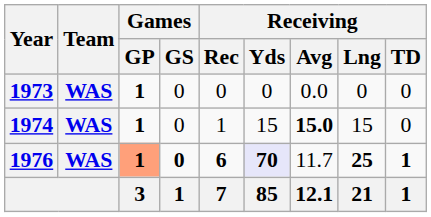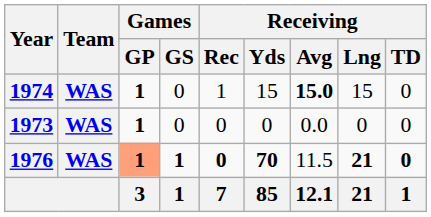rows swapped: (31, 90) <-> (31, 125)
(179, 159) 0 -> (179, 159) 1
(221, 159) 6 -> (221, 159) 0
(267, 159) lavender background -> (267, 159) no background
(314, 159) 11.7 -> (314, 159) 11.5
(362, 159) 25 -> (362, 159) 21
(406, 159) 1 -> (406, 159) 0
